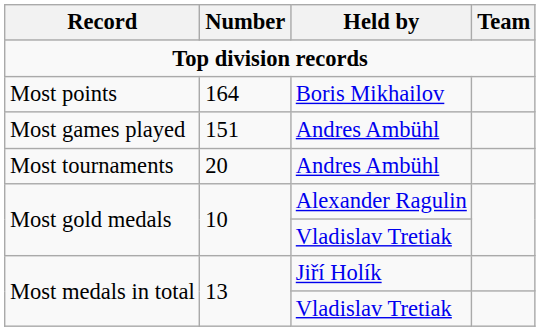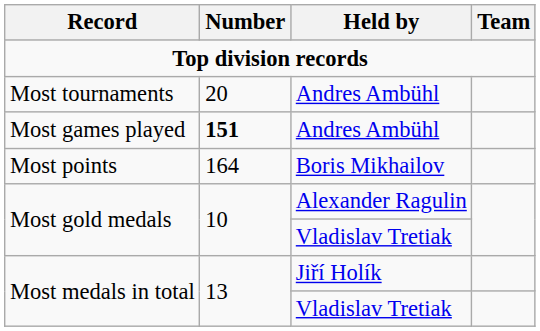rows swapped: (92, 165) <-> (63, 93)
(222, 129) normal -> (222, 129) bold
